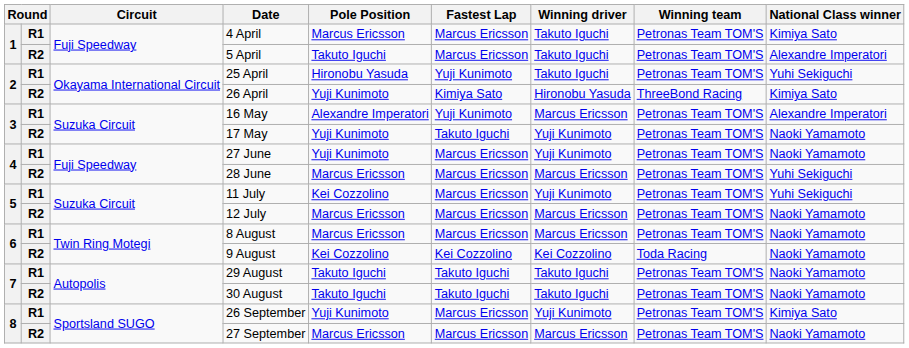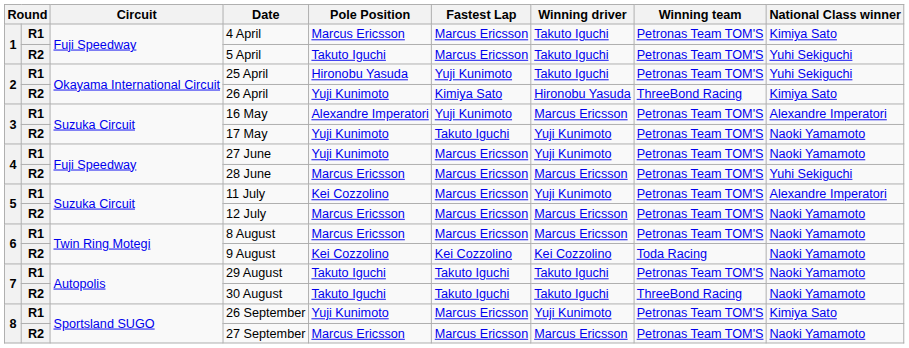(828, 54) Alexandre Imperatori -> (811, 54) Yuhi Sekiguchi
(811, 193) Yuhi Sekiguchi -> (828, 193) Alexandre Imperatori
(700, 293) Petronas Team TOM'S -> (689, 293) ThreeBond Racing
